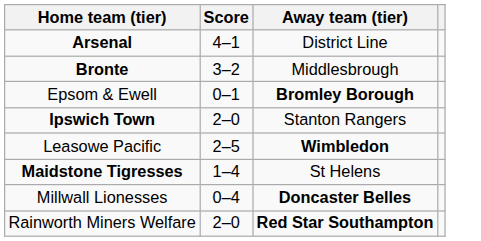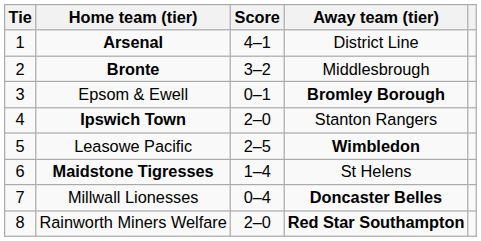+ column: (20, 17)
